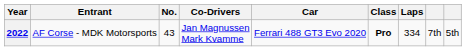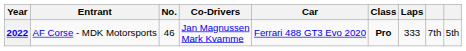(169, 33) 43 -> (169, 33) 46
(412, 33) 334 -> (412, 33) 333
